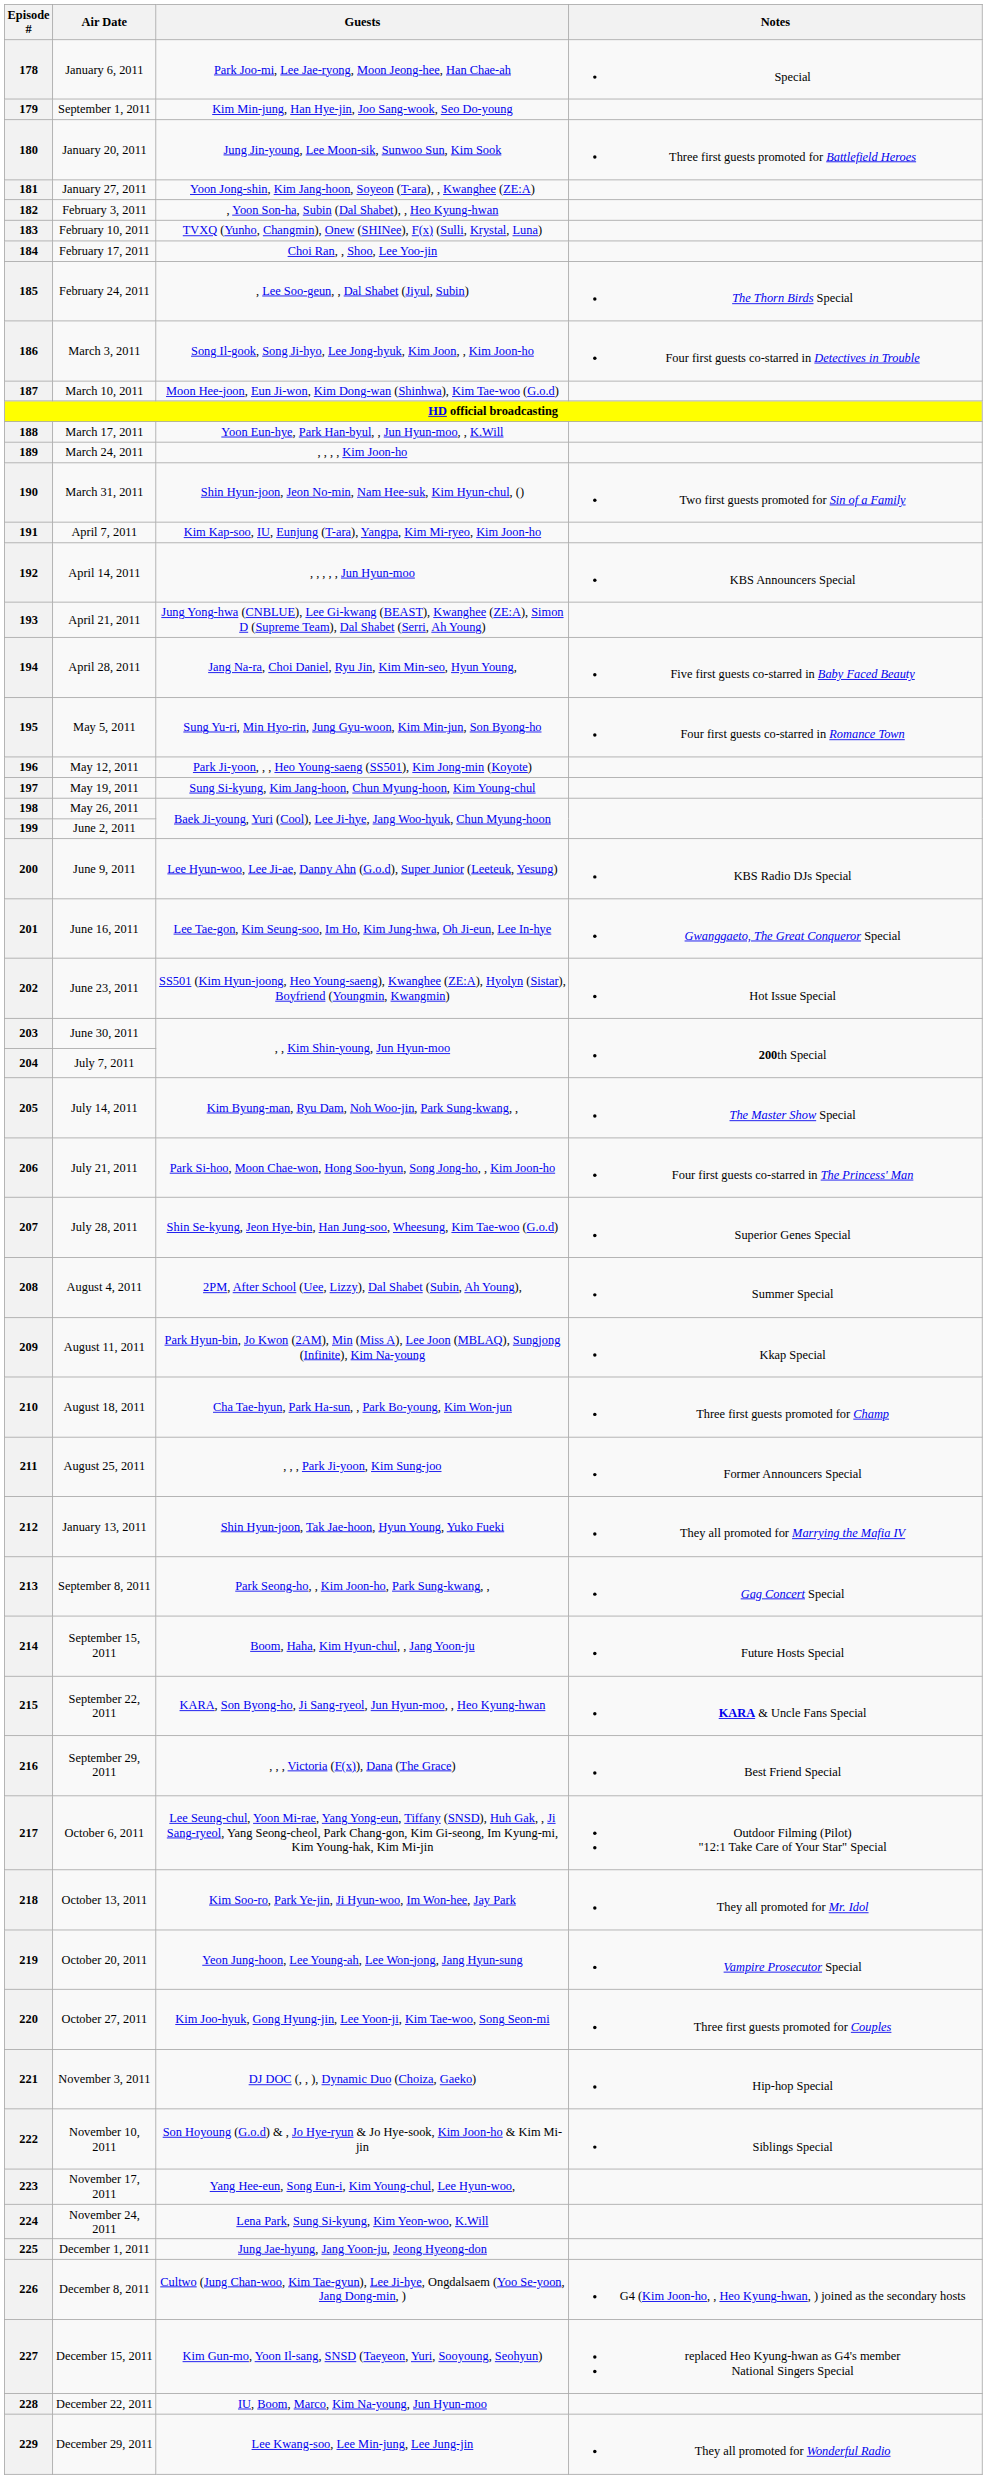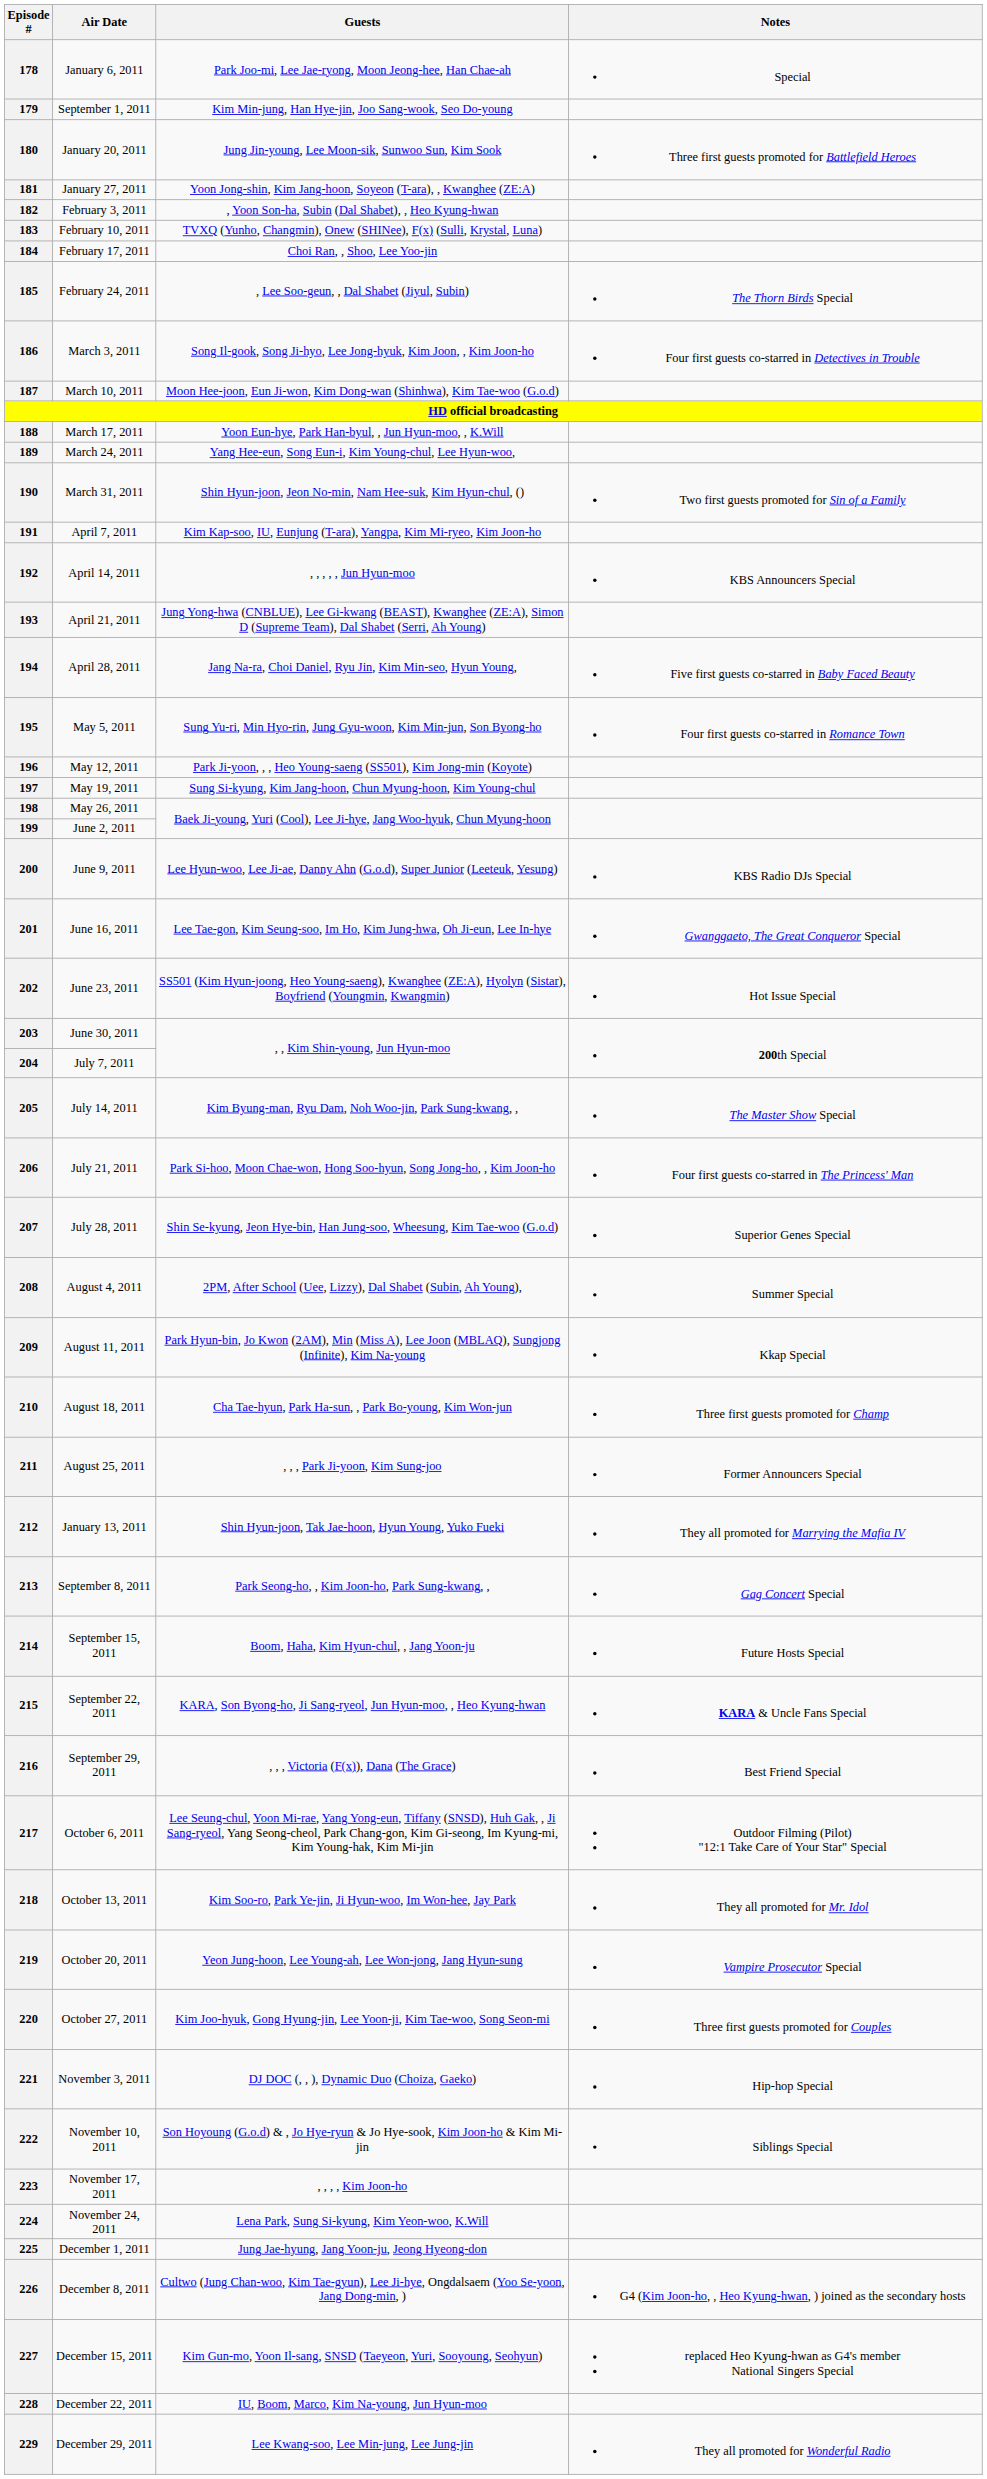(362, 452) , , , , Kim Joon-ho -> (362, 452) Yang Hee-eun, Song Eun-i, Kim Young-chul, Lee Hyun-woo,
(362, 2186) Yang Hee-eun, Song Eun-i, Kim Young-chul, Lee Hyun-woo, -> (362, 2186) , , , , Kim Joon-ho
